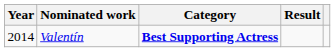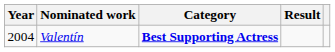(21, 36) 2014 -> (21, 36) 2004
